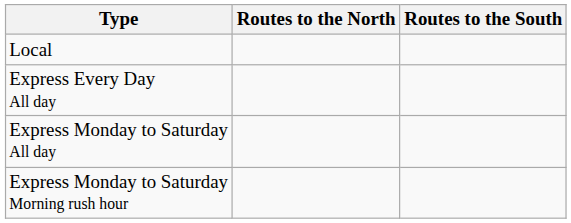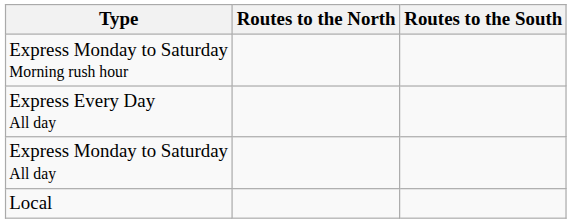rows swapped: (31, 49) <-> (119, 192)
